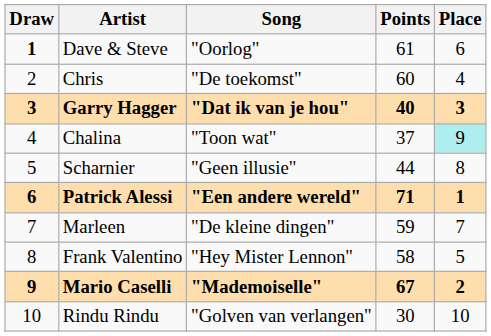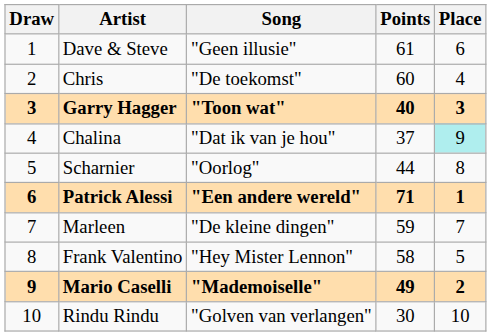(32, 49) bold -> (32, 49) normal
(225, 49) "Oorlog" -> (244, 49) "Geen illusie"
(270, 108) "Dat ik van je hou" -> (238, 108) "Toon wat"
(234, 138) "Toon wat" -> (263, 138) "Dat ik van je hou"
(244, 167) "Geen illusie" -> (225, 167) "Oorlog"
(405, 286) 67 -> (405, 286) 49
